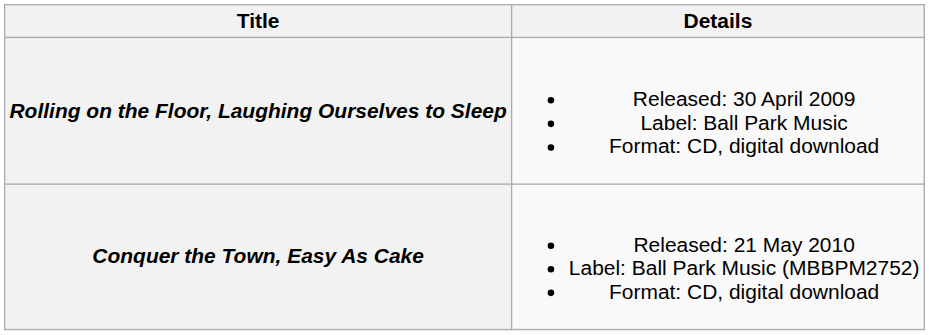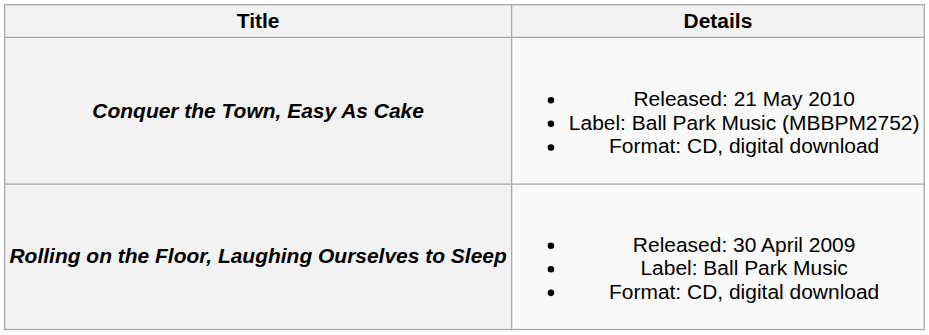rows swapped: (258, 110) <-> (258, 256)
